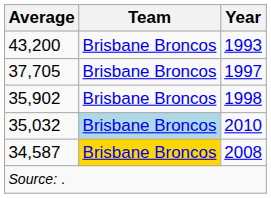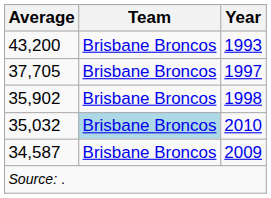(150, 152) gold background -> (150, 152) no background
(243, 152) 2008 -> (243, 152) 2009
